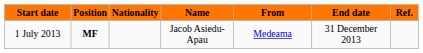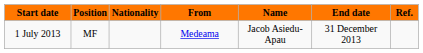columns swapped: (197, 12) <-> (273, 12)
(90, 34) bold -> (90, 34) normal
